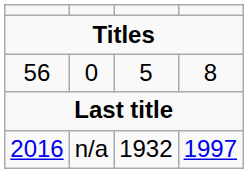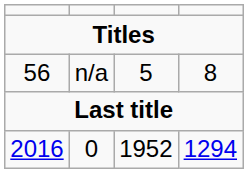(91, 72) 0 -> (91, 72) n/a
(91, 148) n/a -> (91, 148) 0
(146, 148) 1932 -> (146, 148) 1952
(210, 148) 1997 -> (210, 148) 1294
